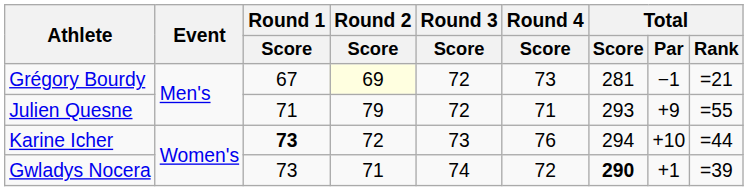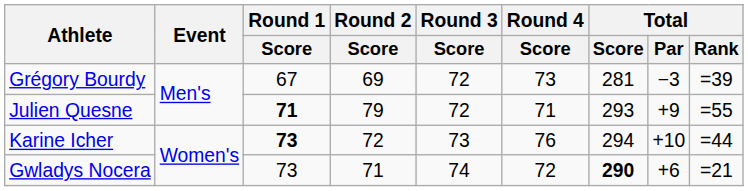(373, 80) lightyellow background -> (373, 80) no background
(669, 80) −1 -> (669, 80) −3
(716, 80) =21 -> (716, 80) =39
(287, 110) normal -> (287, 110) bold
(669, 171) +1 -> (669, 171) +6
(716, 171) =39 -> (716, 171) =21
